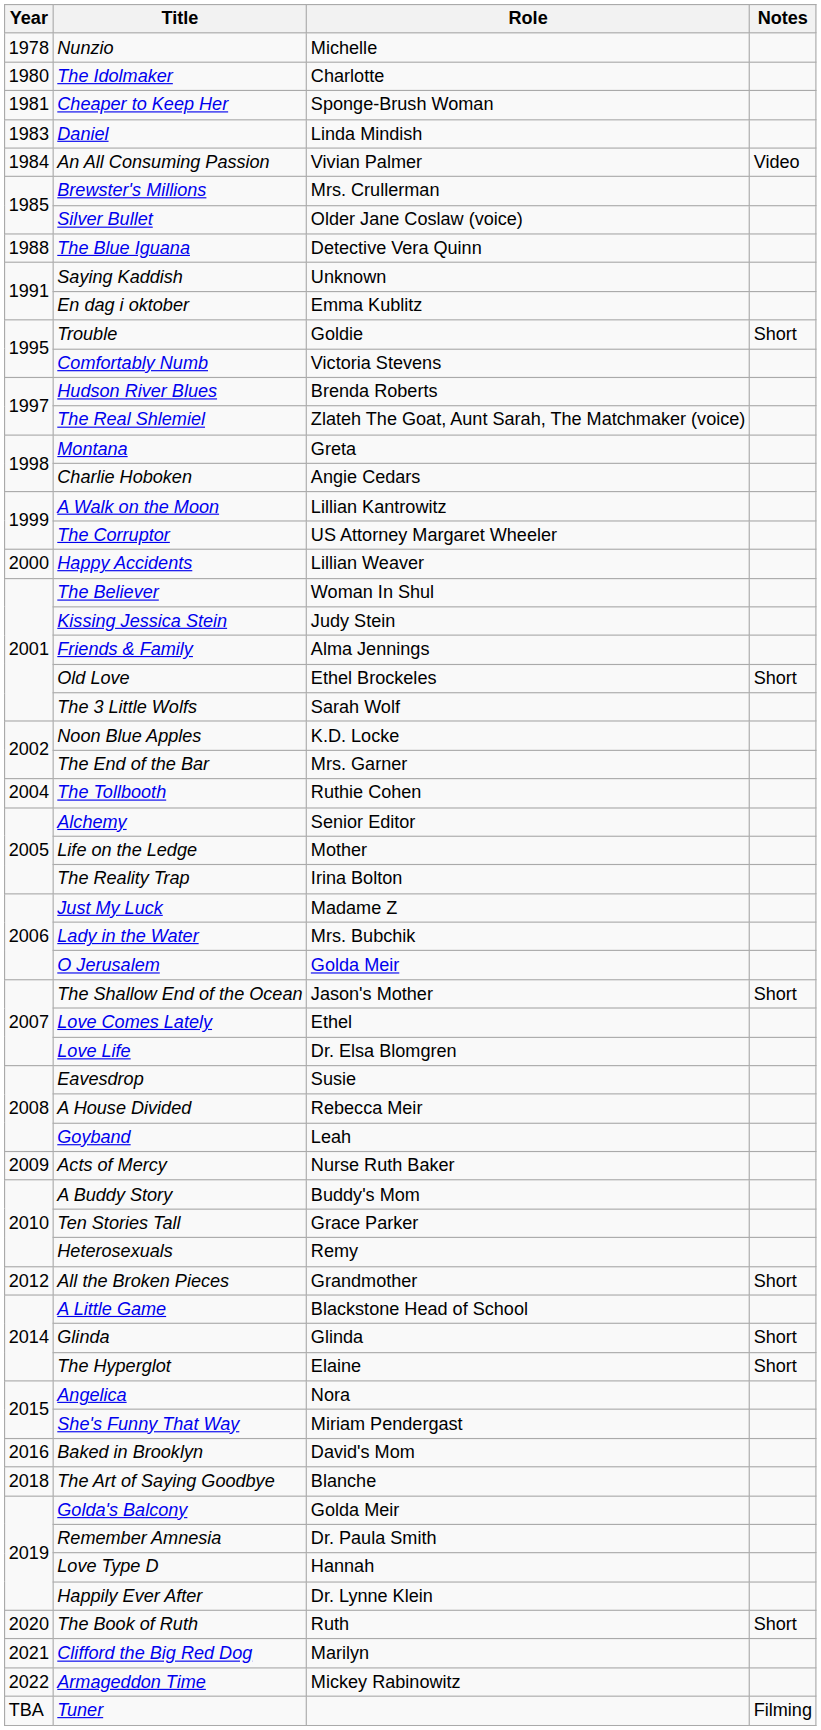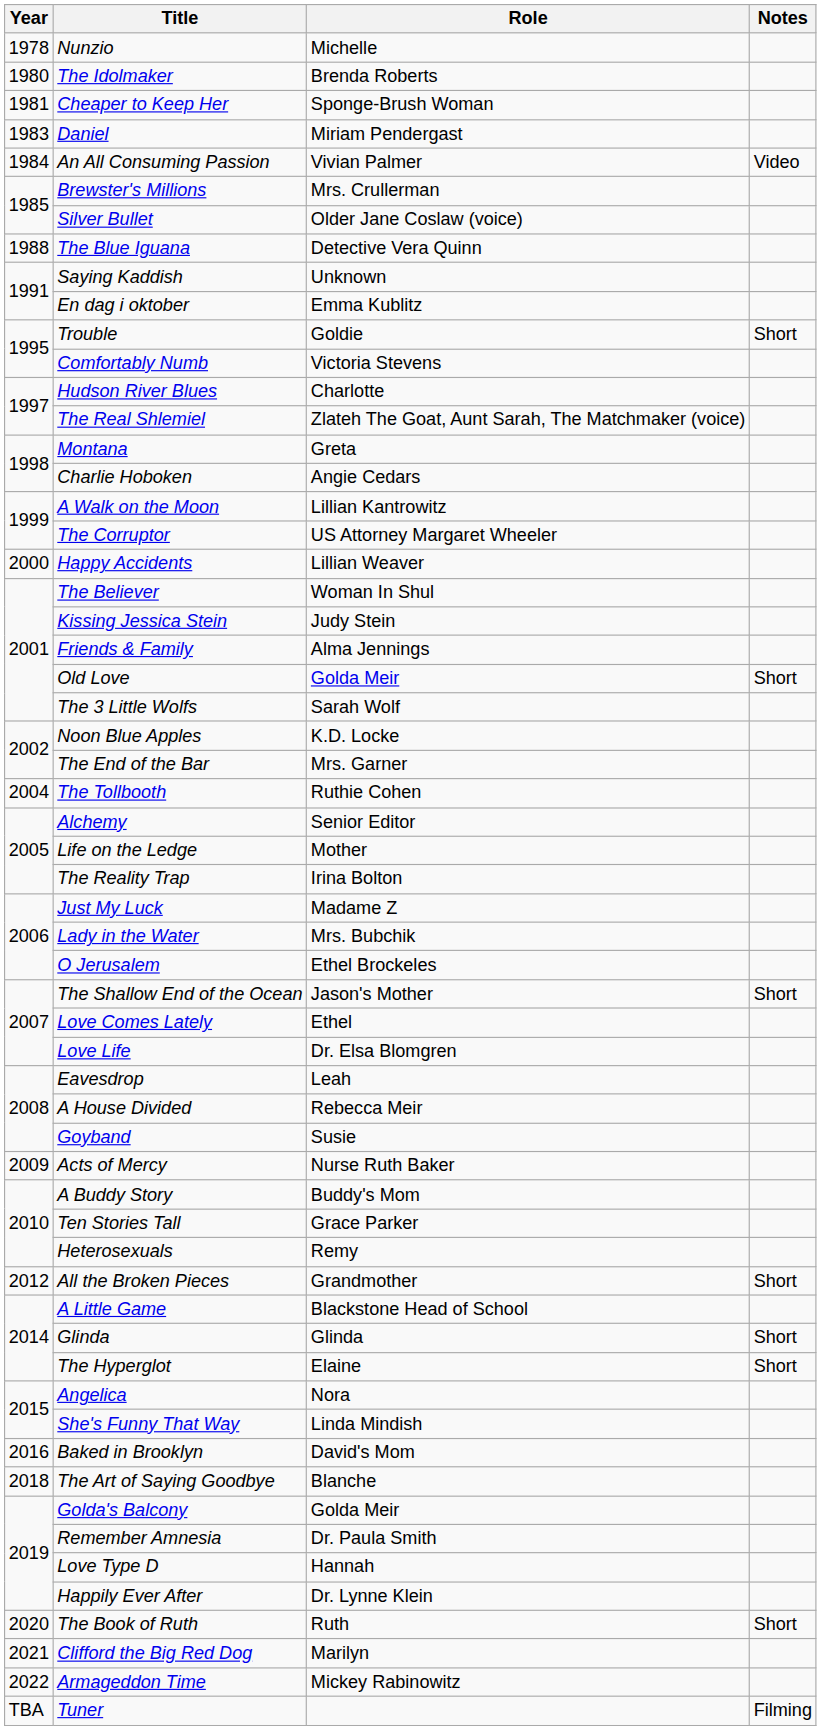(348, 76) Charlotte -> (374, 76) Brenda Roberts
(367, 133) Linda Mindish -> (387, 133) Miriam Pendergast
(374, 391) Brenda Roberts -> (348, 391) Charlotte
(374, 678) Ethel Brockeles -> (355, 678) Golda Meir
(355, 965) Golda Meir -> (374, 965) Ethel Brockeles
(333, 1079) Susie -> (331, 1079) Leah
(331, 1137) Leah -> (333, 1137) Susie
(387, 1423) Miriam Pendergast -> (367, 1423) Linda Mindish
